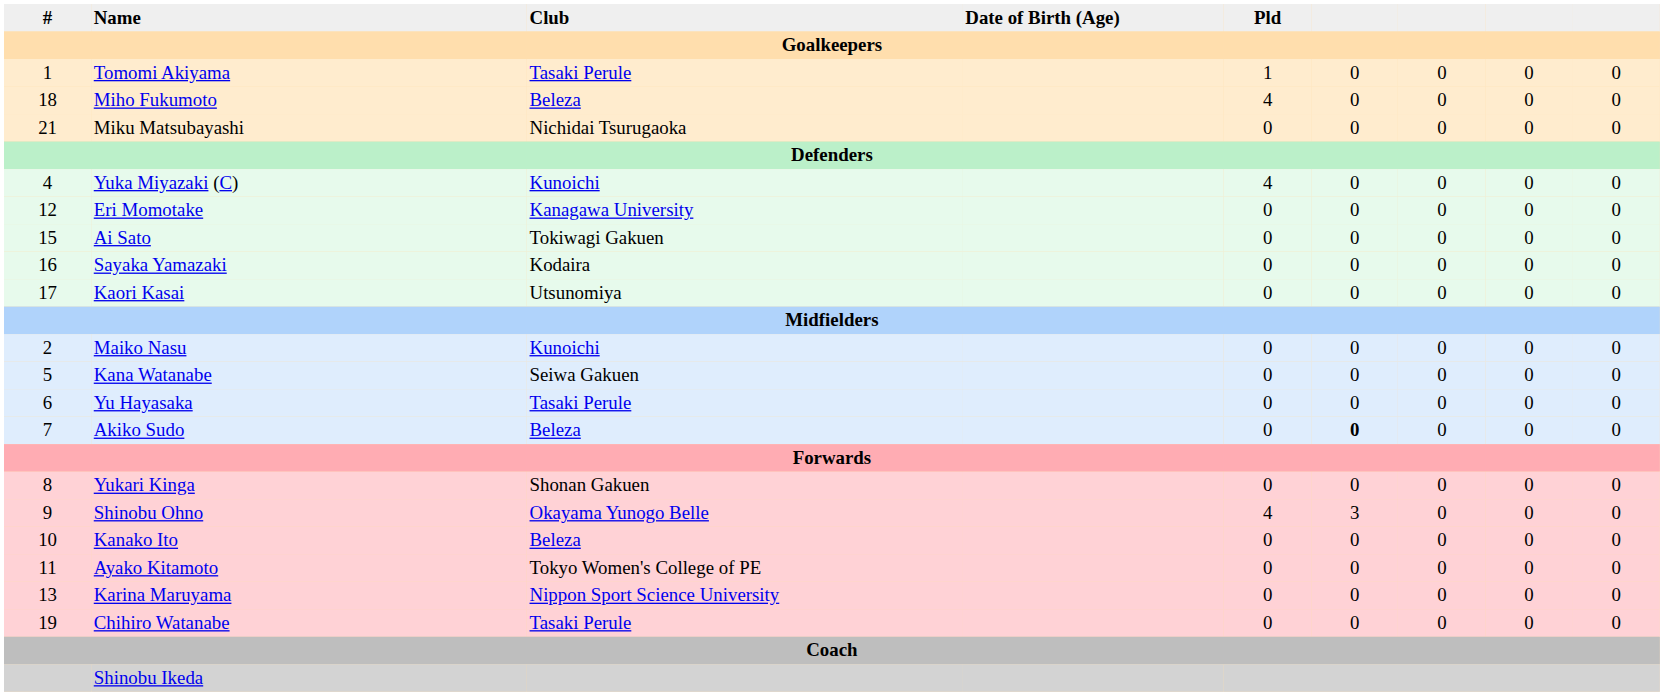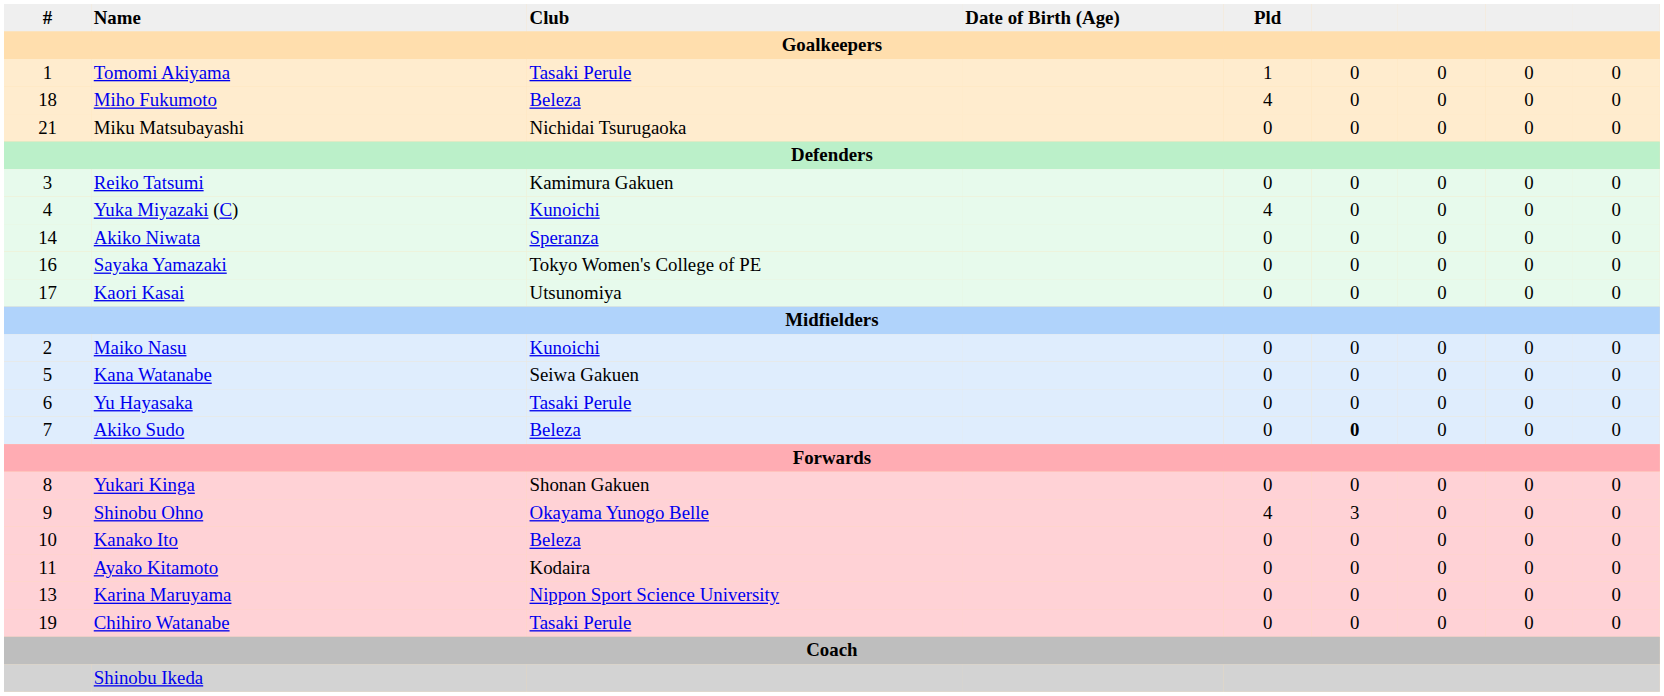+ row: (149, 182)
- row: (148, 210)
+ row: (147, 237)
- row: (122, 237)
(560, 265) Kodaira -> (645, 265) Tokyo Women's College of PE
(645, 567) Tokyo Women's College of PE -> (560, 567) Kodaira
